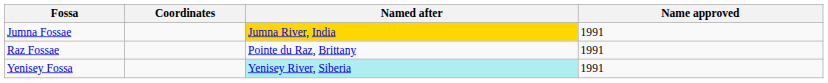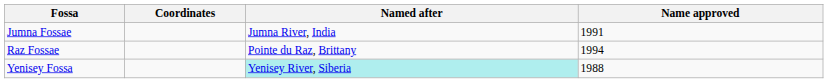(292, 31) gold background -> (292, 31) no background
(592, 50) 1991 -> (592, 50) 1994
(592, 68) 1991 -> (592, 68) 1988
